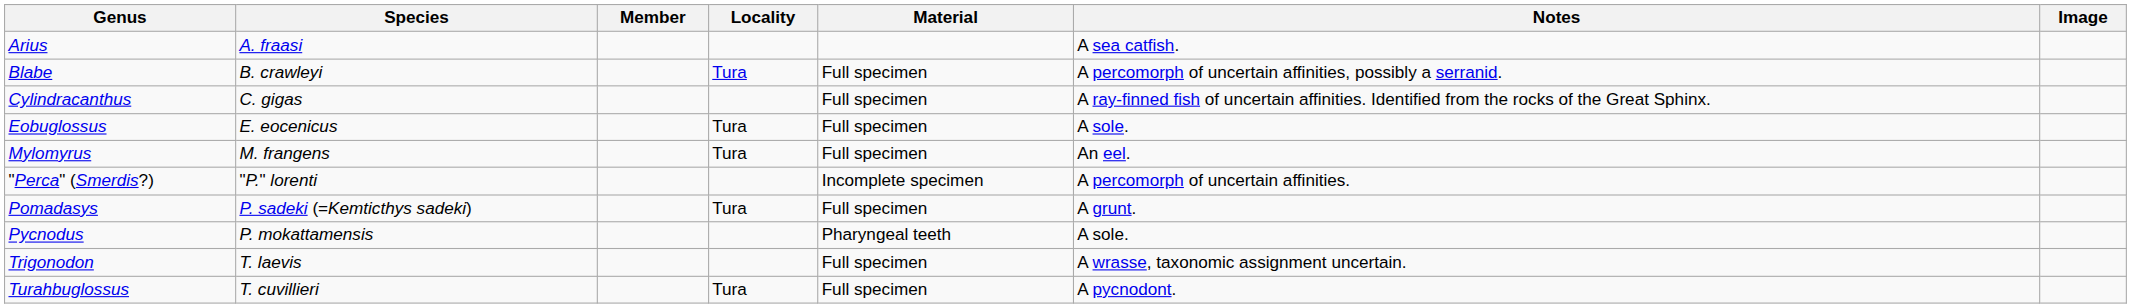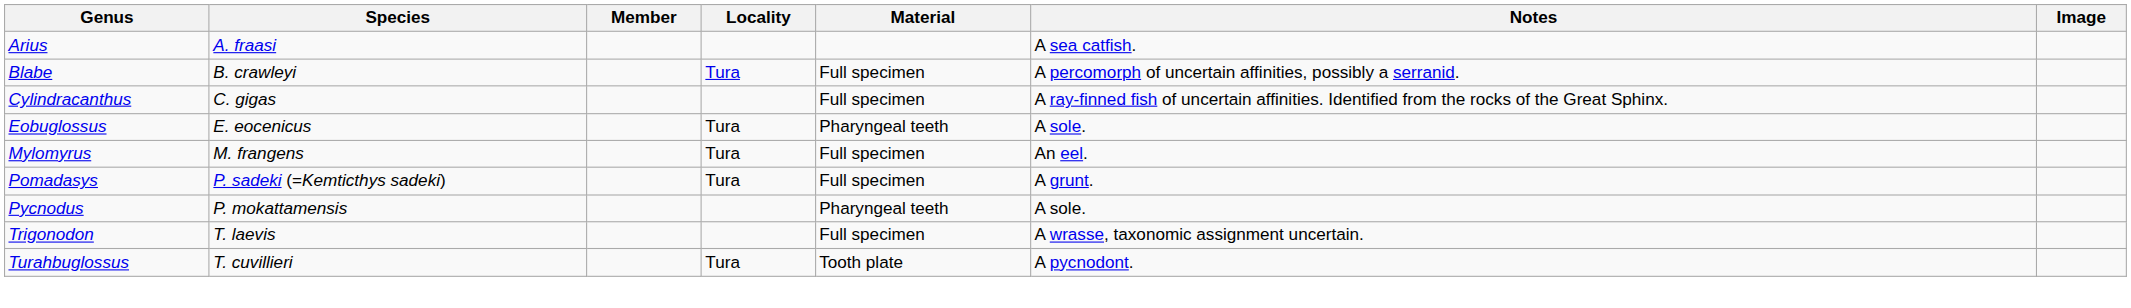(874, 126) Full specimen -> (884, 126) Pharyngeal teeth
- row: (81, 180)
(874, 289) Full specimen -> (861, 262) Tooth plate
